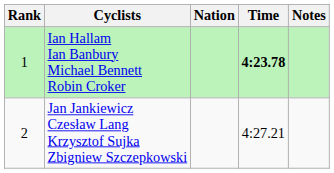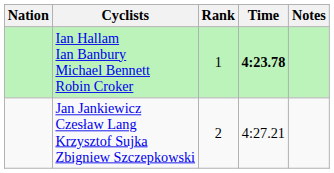columns swapped: (24, 15) <-> (214, 15)
